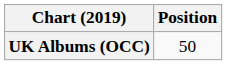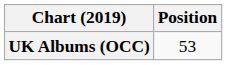(187, 45) 50 -> (187, 45) 53
